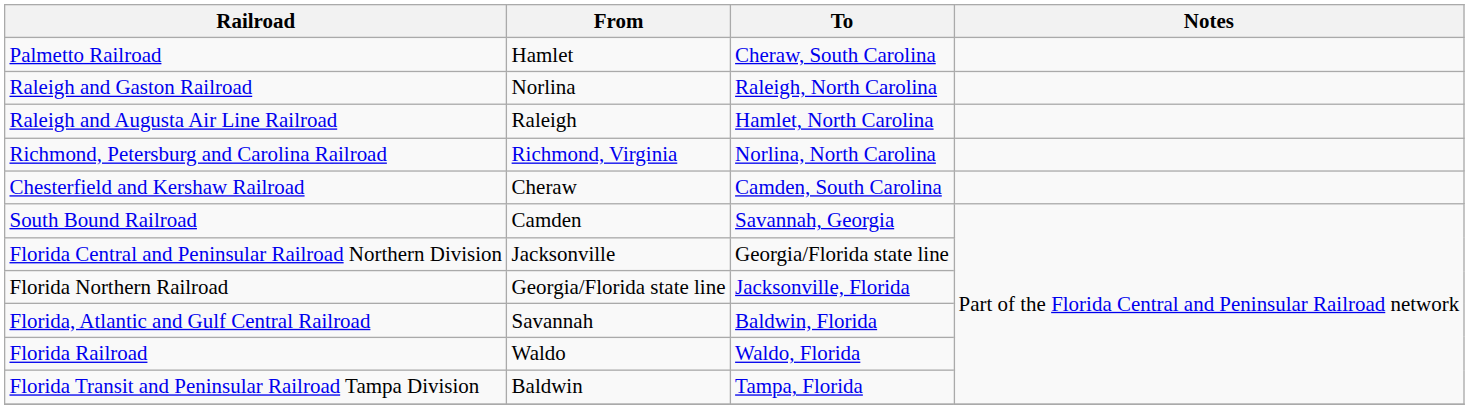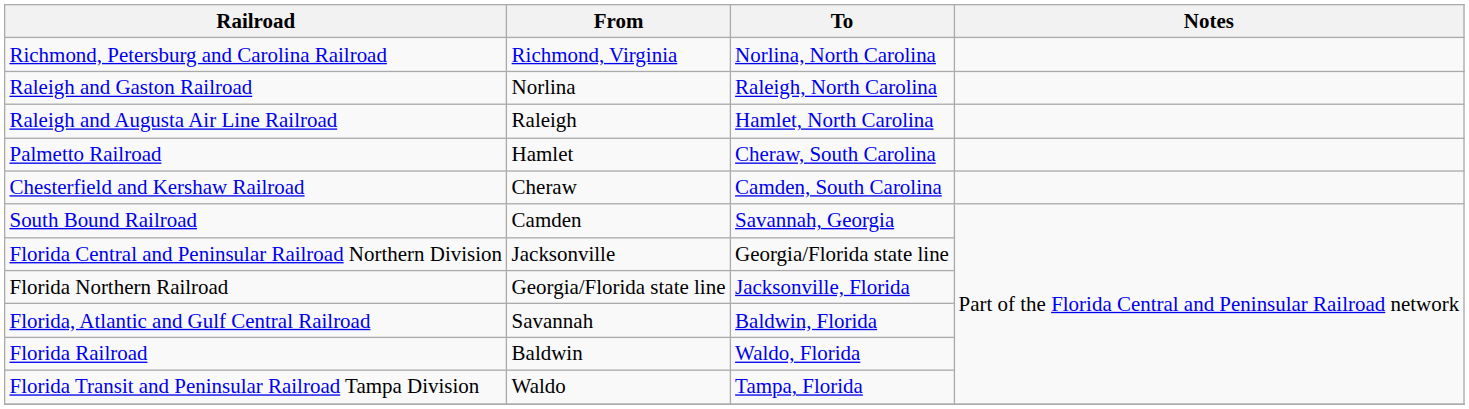rows swapped: (198, 154) <-> (85, 54)
(539, 353) Waldo -> (547, 353) Baldwin
(547, 386) Baldwin -> (539, 386) Waldo
